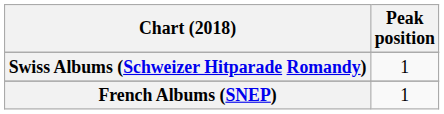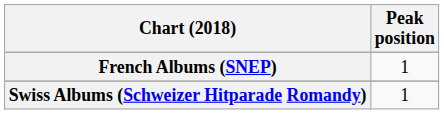rows swapped: (188, 94) <-> (188, 66)
